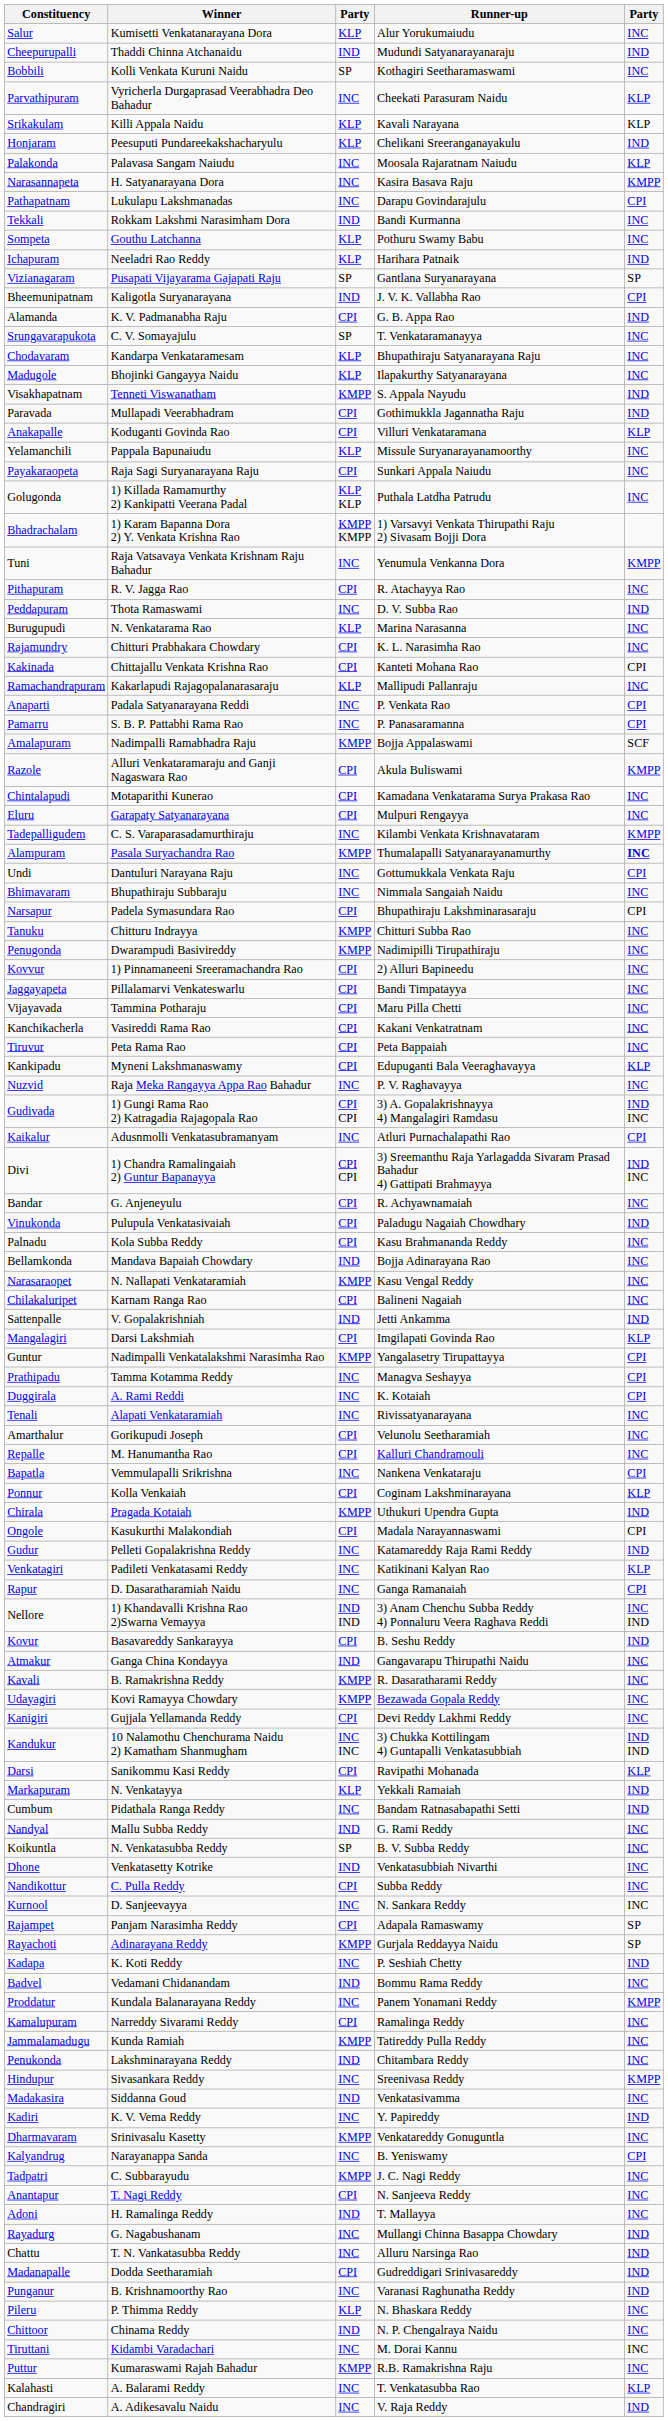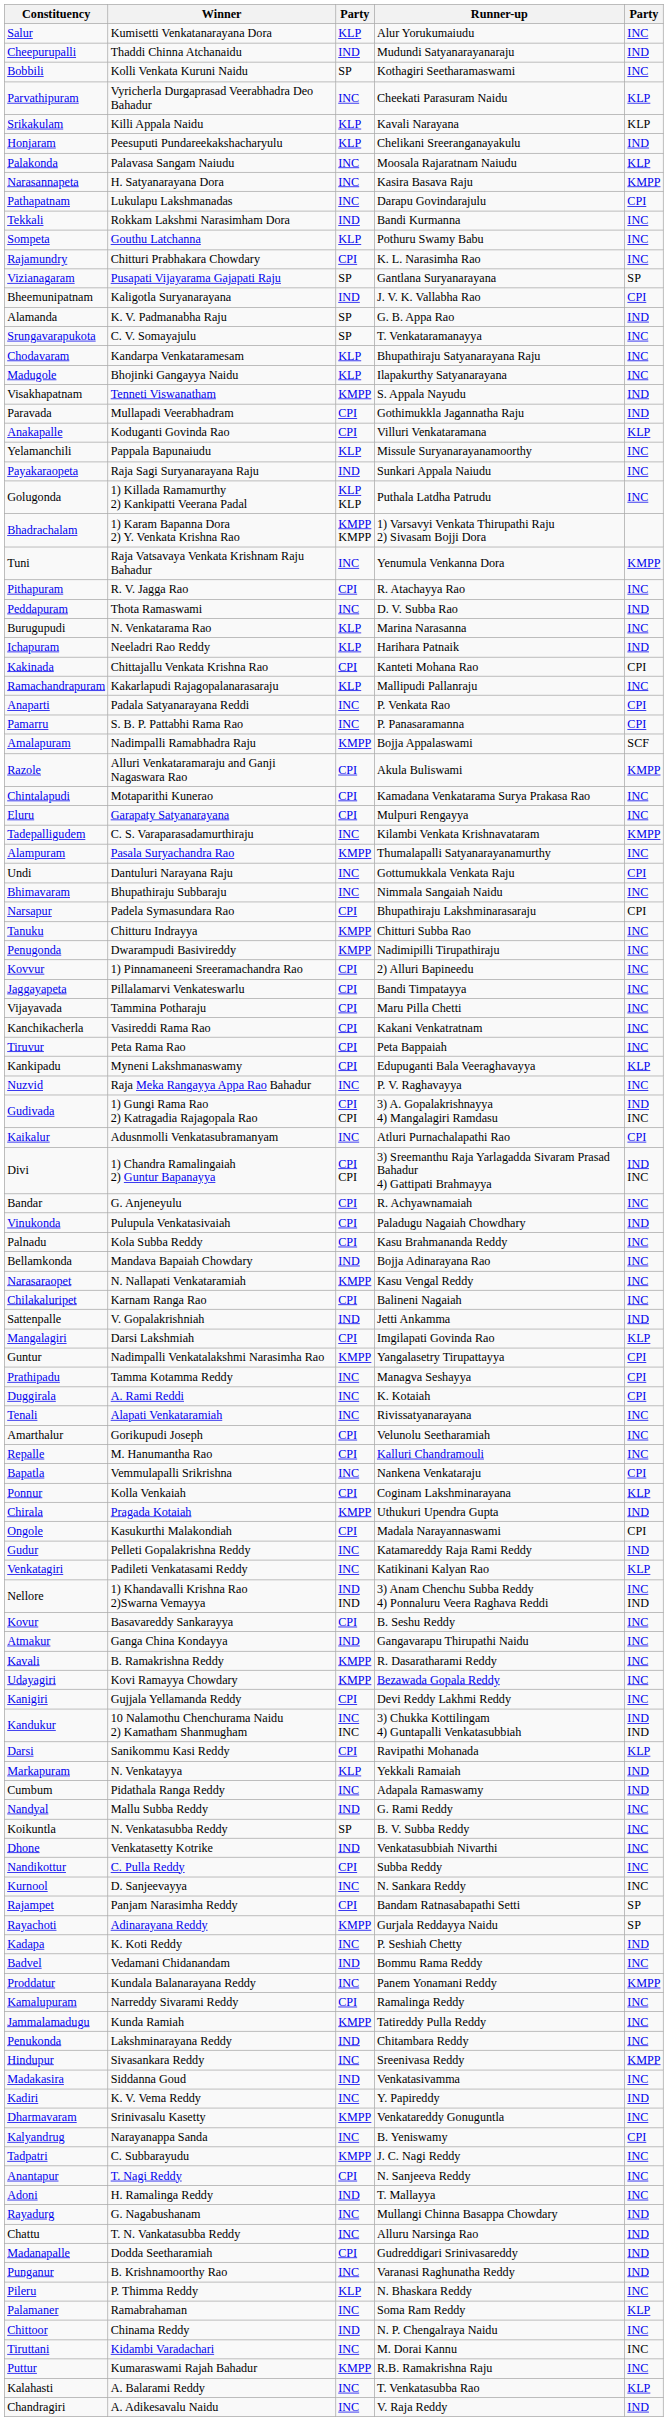rows swapped: (33, 259) <-> (37, 647)
(348, 317) CPI -> (345, 317) SP
(348, 471) CPI -> (349, 471) IND
(639, 853) bold -> (638, 853) normal
- row: (22, 1589)
(638, 1641) IND -> (638, 1622) INC
(449, 1809) Bandam Ratnasabapathi Setti -> (430, 1790) Adapala Ramaswamy
(430, 1925) Adapala Ramaswamy -> (449, 1905) Bandam Ratnasabapathi Setti
+ row: (33, 2310)
